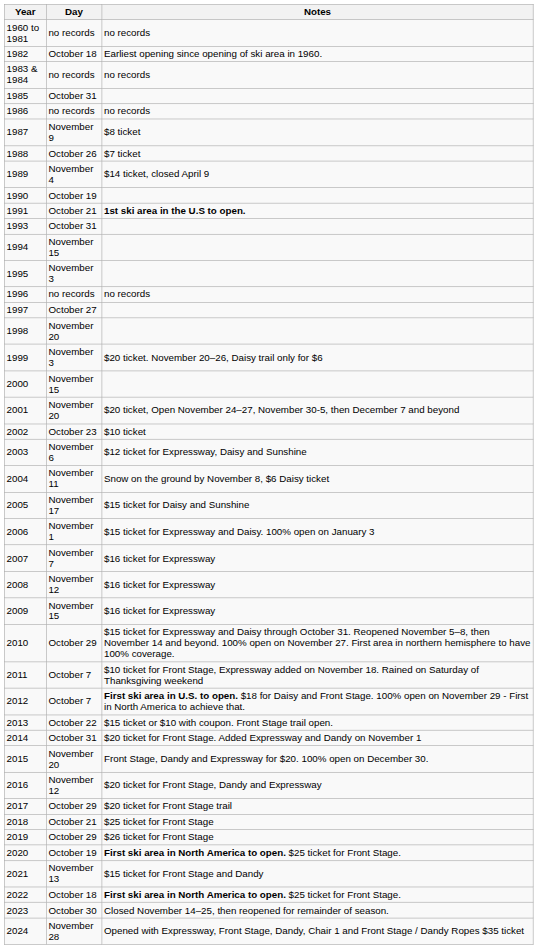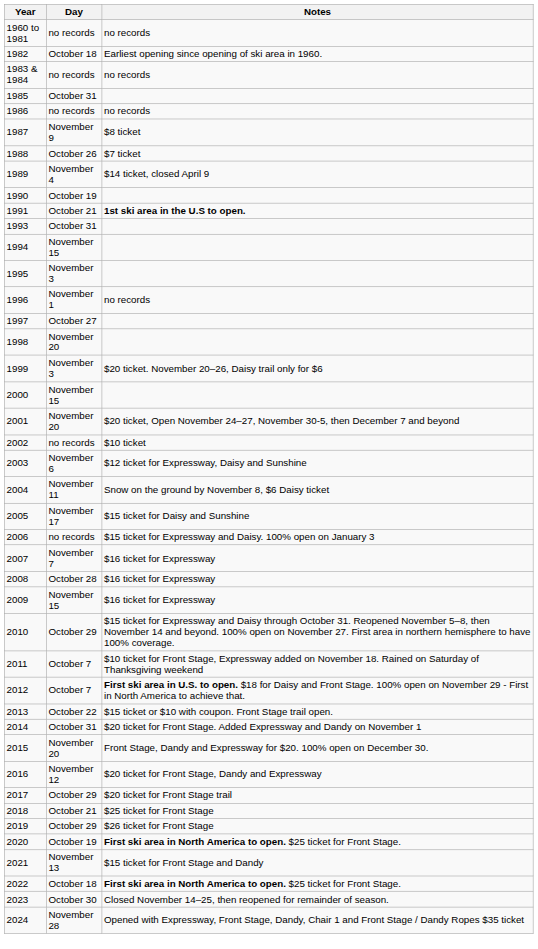(72, 294) no records -> (71, 300) November 1
(73, 431) October 23 -> (72, 442) no records
(71, 531) November 1 -> (72, 537) no records
(71, 584) November 12 -> (73, 579) October 28
